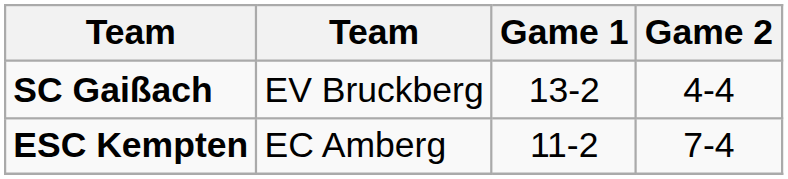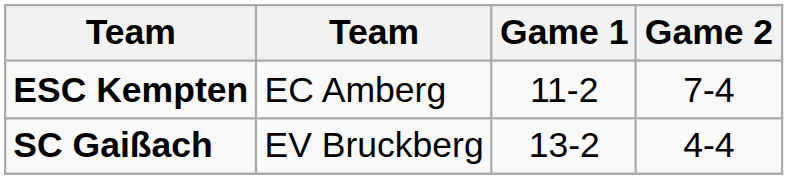rows swapped: (131, 145) <-> (113, 88)
